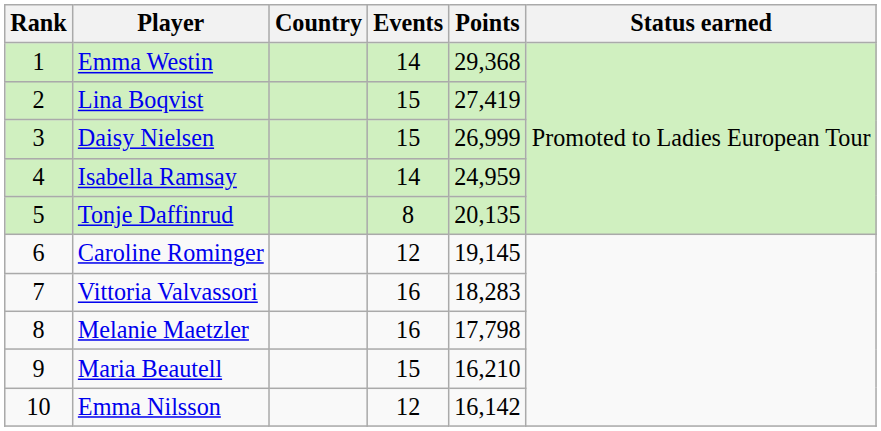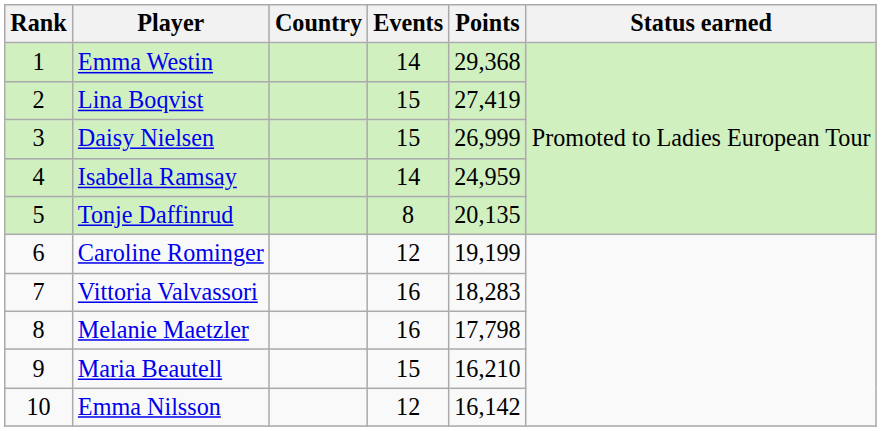(487, 253) 19,145 -> (487, 253) 19,199
